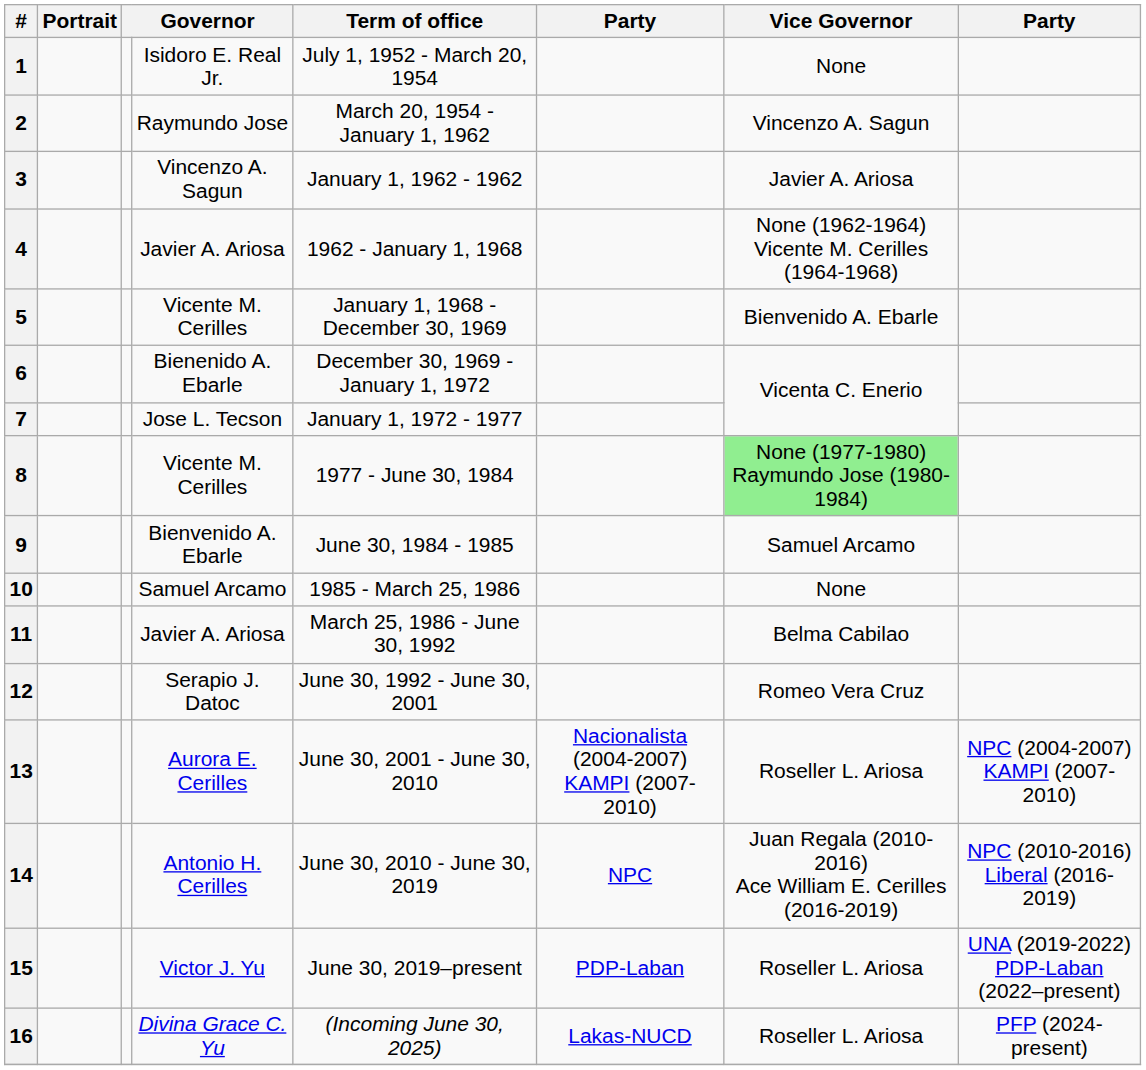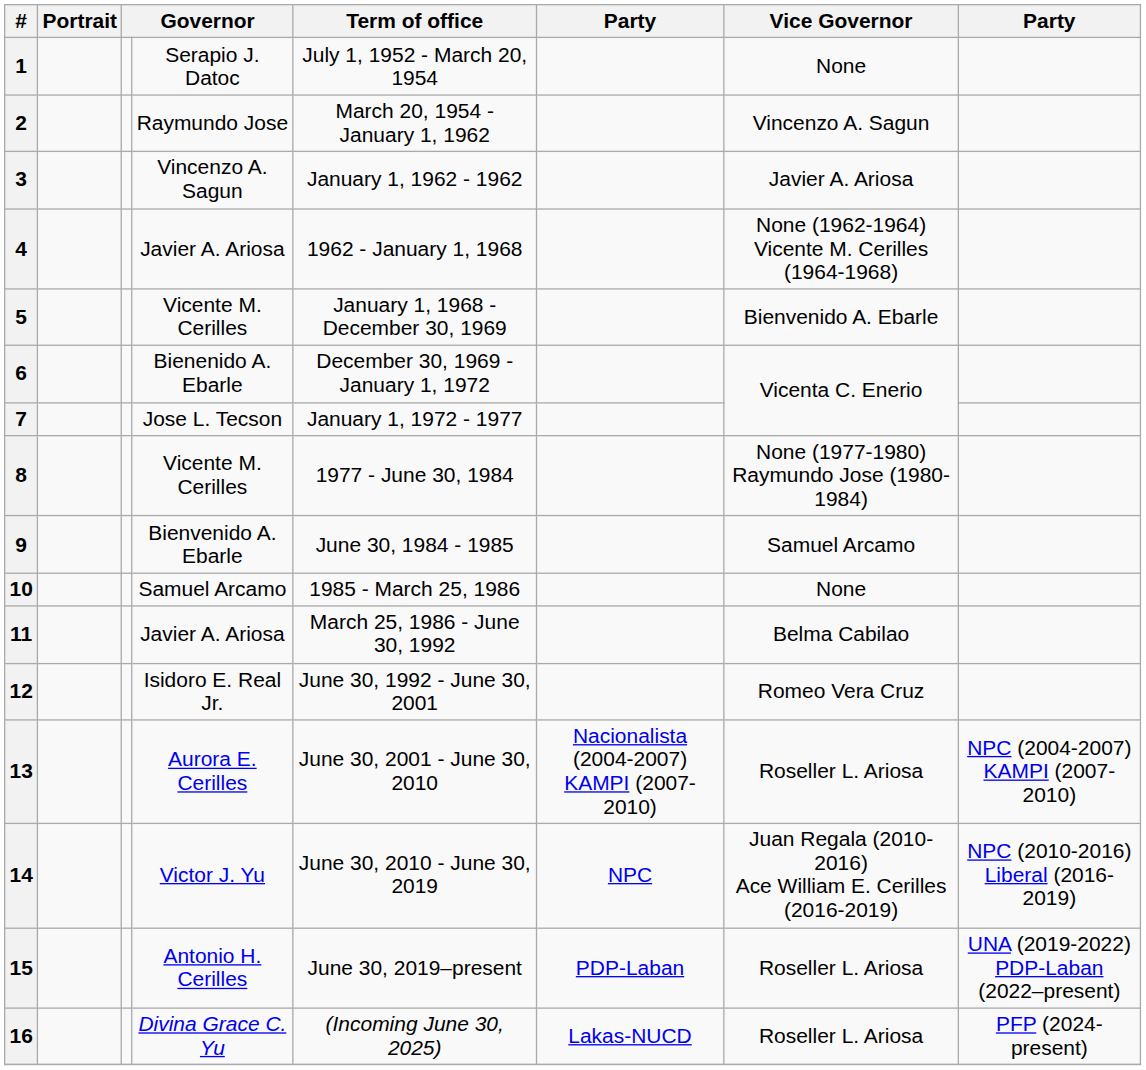(212, 66) Isidoro E. Real Jr. -> (212, 66) Serapio J. Datoc
(841, 475) lightgreen background -> (841, 475) no background
(212, 691) Serapio J. Datoc -> (212, 691) Isidoro E. Real Jr.
(212, 875) Antonio H. Cerilles -> (212, 875) Victor J. Yu
(212, 967) Victor J. Yu -> (212, 967) Antonio H. Cerilles
